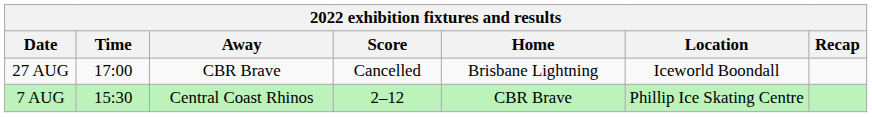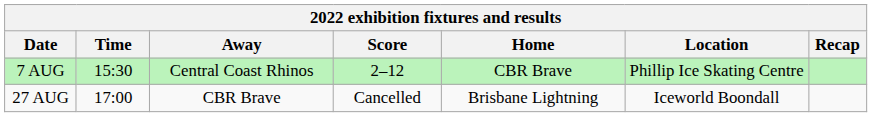rows swapped: (41, 97) <-> (41, 71)
